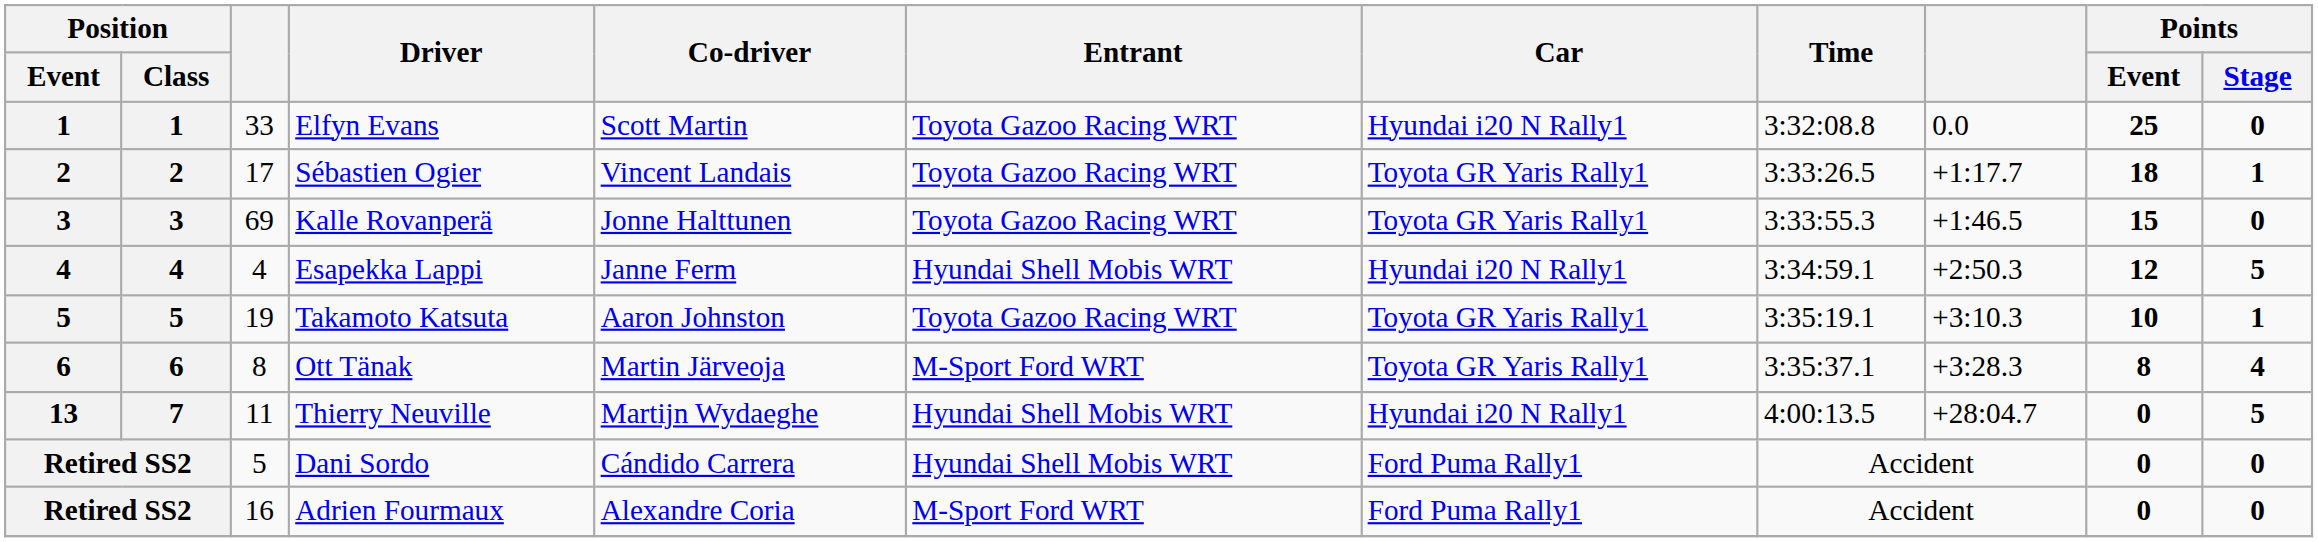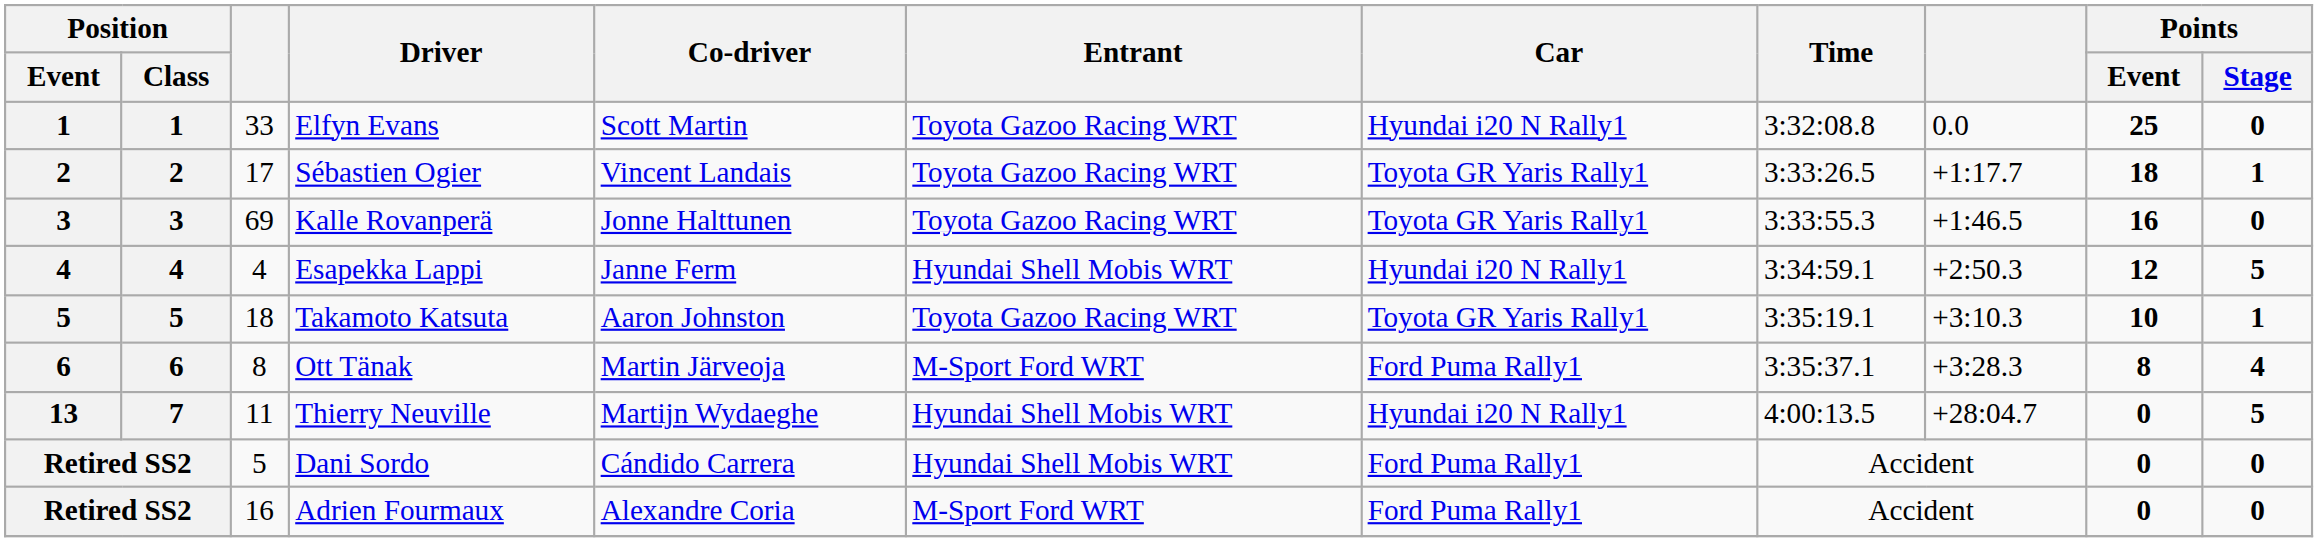(2144, 221) 15 -> (2144, 221) 16
(259, 317) 19 -> (259, 317) 18
(1508, 365) Toyota GR Yaris Rally1 -> (1475, 365) Ford Puma Rally1
